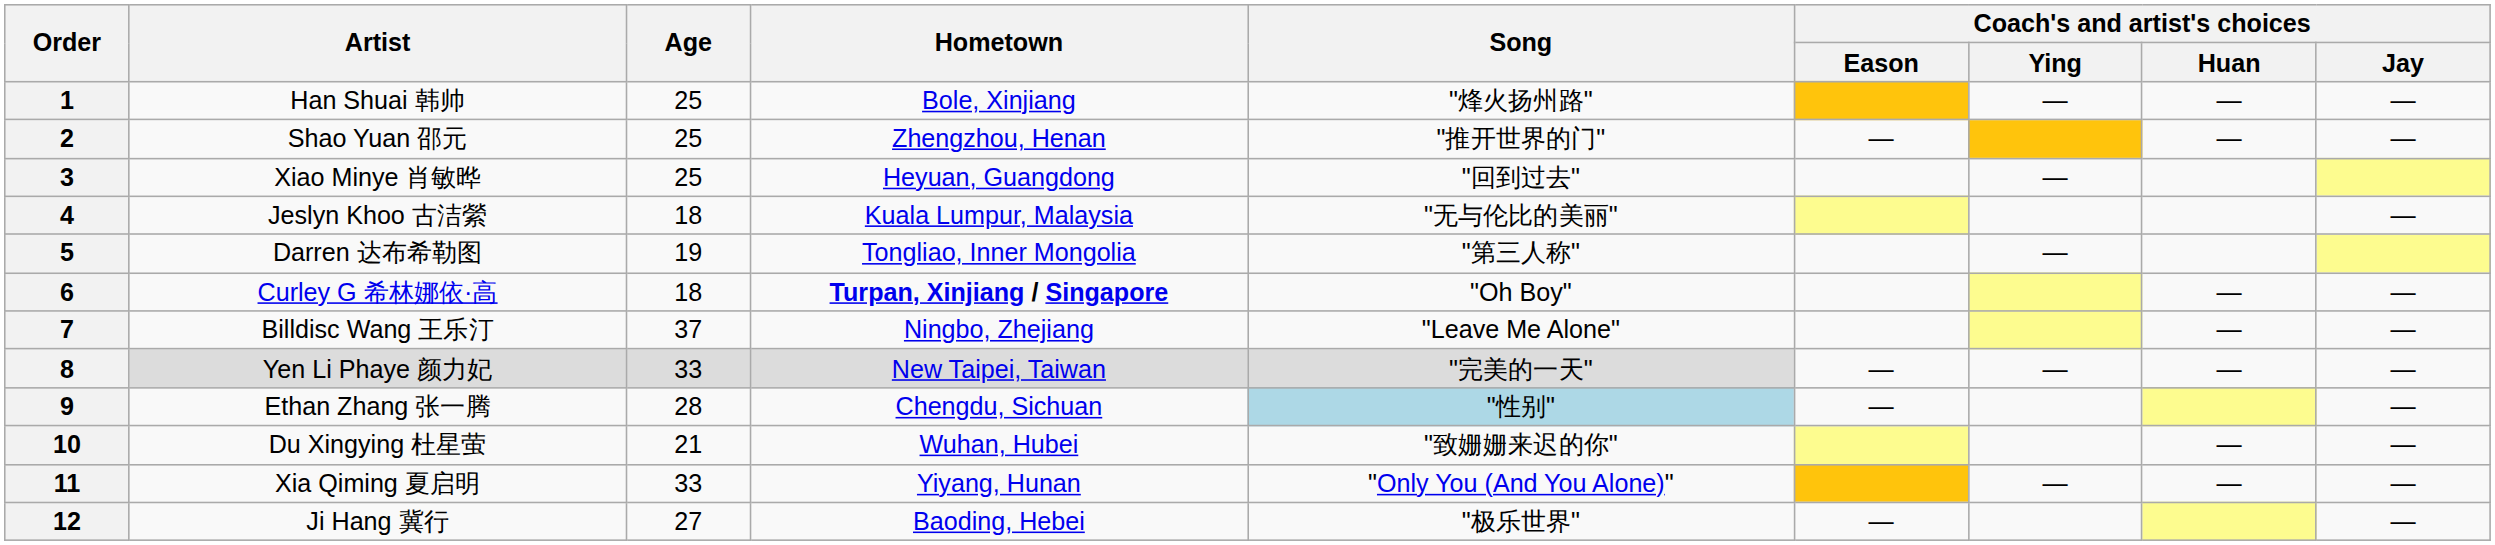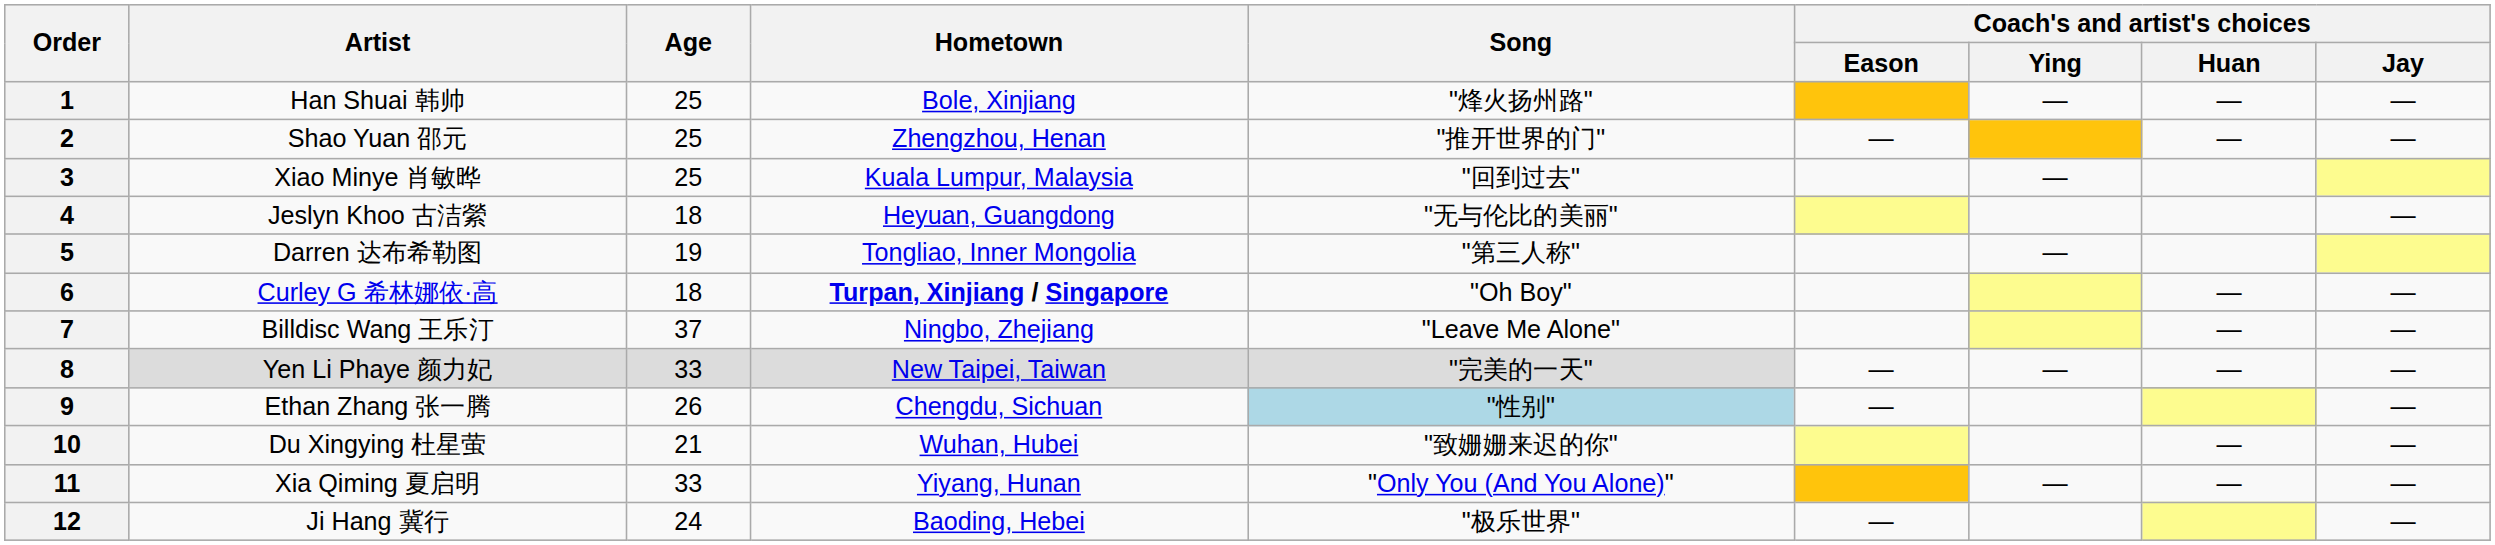(999, 177) Heyuan, Guangdong -> (999, 177) Kuala Lumpur, Malaysia
(999, 215) Kuala Lumpur, Malaysia -> (999, 215) Heyuan, Guangdong
(688, 407) 28 -> (688, 407) 26
(688, 521) 27 -> (688, 521) 24
